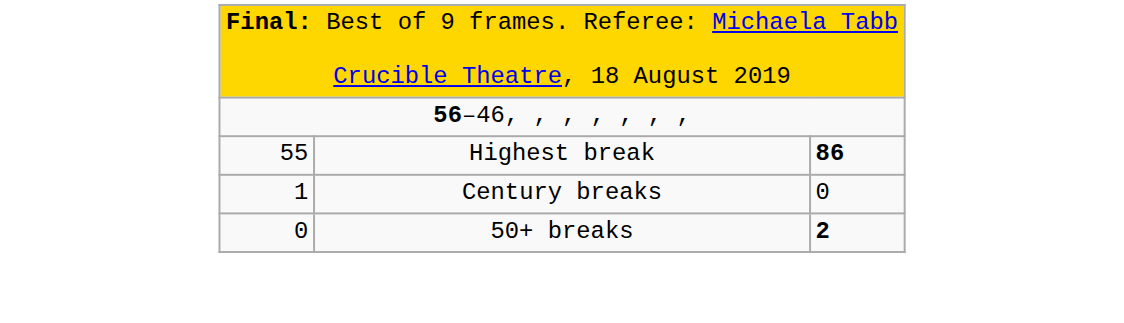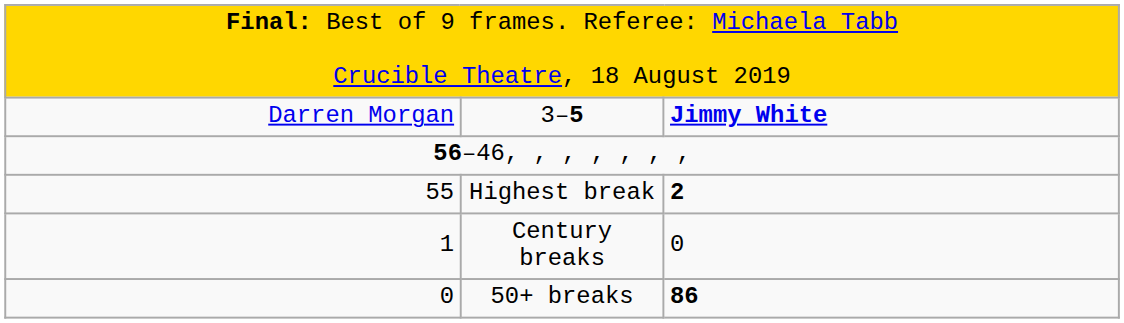+ row: (562, 117)
(830, 156) 86 -> (677, 194) 2
(823, 233) 2 -> (684, 298) 86
